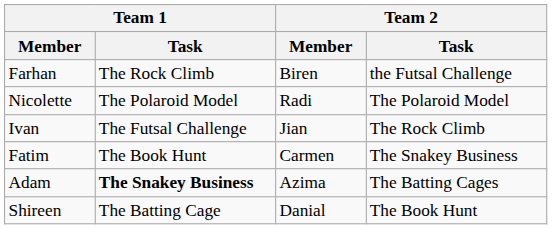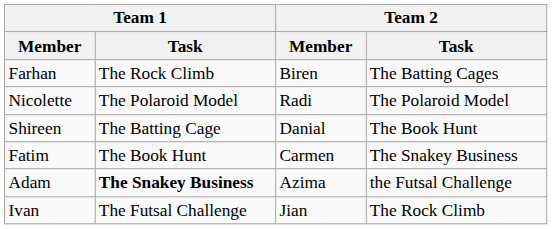(441, 73) the Futsal Challenge -> (434, 73) The Batting Cages
rows swapped: (24, 127) <-> (35, 210)
(434, 182) The Batting Cages -> (441, 182) the Futsal Challenge
